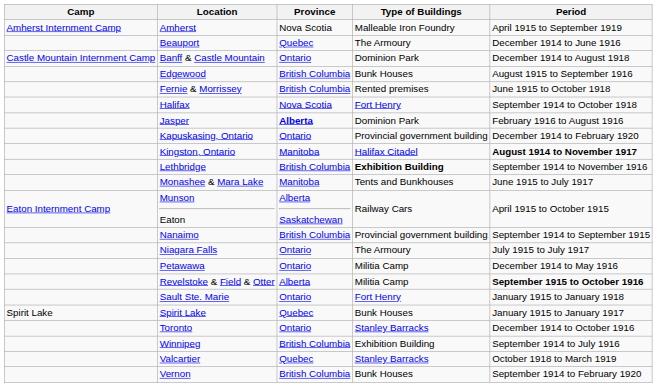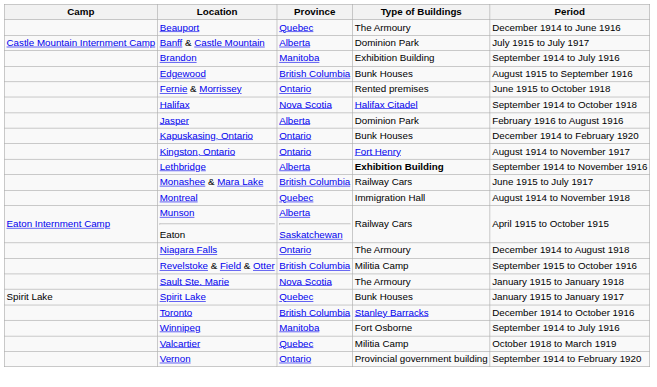- row: (178, 27)
(295, 58) Ontario -> (295, 43) Alberta
(561, 58) December 1914 to August 1918 -> (541, 43) July 1915 to July 1917
+ row: (178, 58)
(315, 89) British Columbia -> (295, 89) Ontario
(378, 105) Fort Henry -> (386, 105) Halifax Citadel
(296, 120) bold -> (295, 120) normal
(421, 136) Provincial government building -> (384, 136) Bunk Houses
(299, 151) Manitoba -> (295, 151) Ontario
(386, 151) Halifax Citadel -> (378, 151) Fort Henry
(565, 151) bold -> (561, 151) normal
(315, 167) British Columbia -> (295, 167) Alberta
(299, 182) Manitoba -> (315, 182) British Columbia
(404, 182) Tents and Bunkhouses -> (383, 182) Railway Cars
+ row: (179, 197)
- row: (179, 235)
(541, 250) July 1915 to July 1917 -> (561, 250) December 1914 to August 1918
- row: (182, 266)
(295, 281) Alberta -> (315, 266) British Columbia
(568, 281) bold -> (565, 266) normal
(295, 297) Ontario -> (306, 281) Nova Scotia
(378, 297) Fort Henry -> (383, 281) The Armoury
(295, 328) Ontario -> (315, 312) British Columbia
(315, 343) British Columbia -> (299, 328) Manitoba
(395, 343) Exhibition Building -> (384, 328) Fort Osborne
(392, 359) Stanley Barracks -> (382, 343) Militia Camp
(315, 374) British Columbia -> (295, 359) Ontario
(384, 374) Bunk Houses -> (421, 359) Provincial government building
